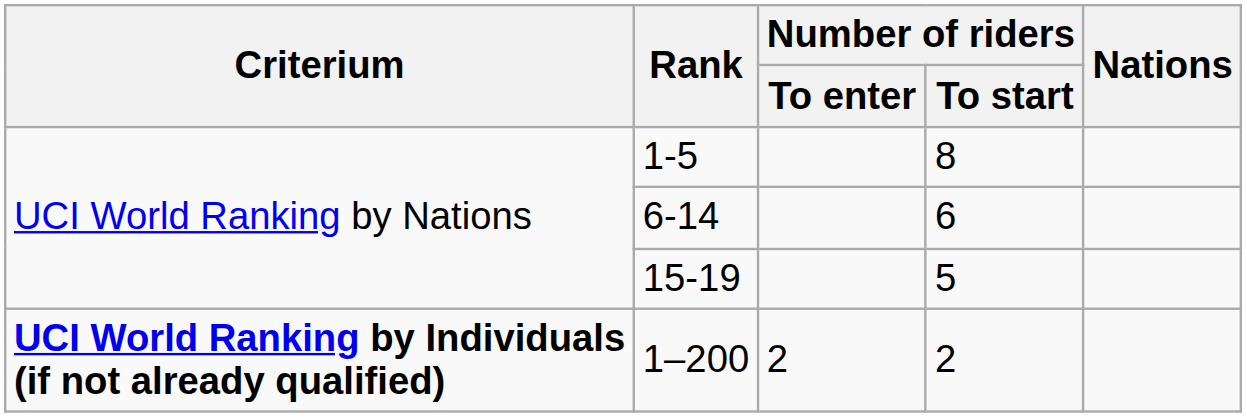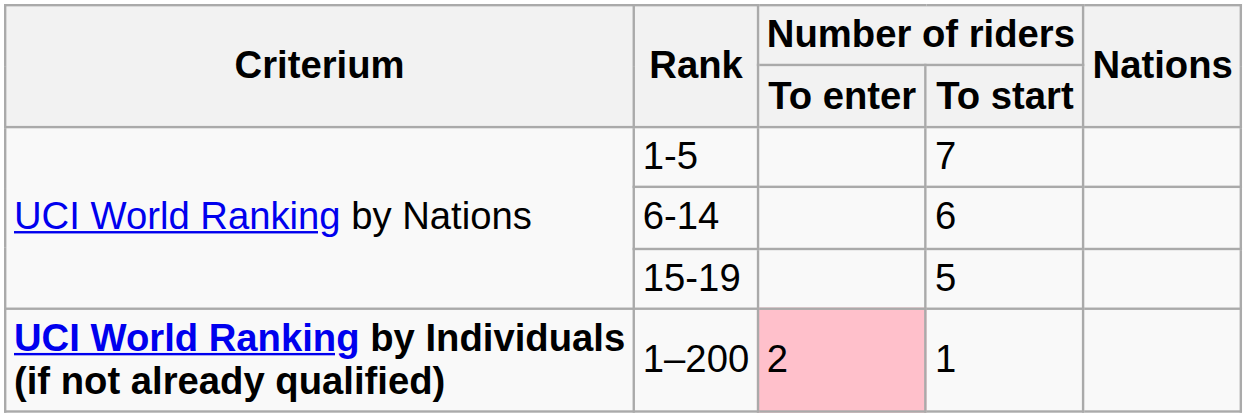(946, 156) 8 -> (946, 156) 7
(777, 359) no background -> (777, 359) pink background
(946, 359) 2 -> (946, 359) 1
